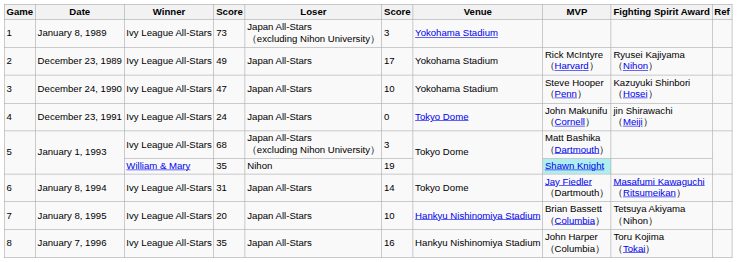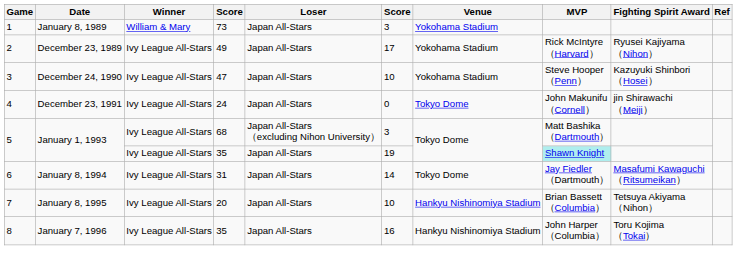(169, 33) Ivy League All-Stars -> (158, 27) William & Mary
(313, 33) Japan All-Stars （excluding Nihon University） -> (280, 27) Japan All-Stars
(158, 166) William & Mary -> (169, 153) Ivy League All-Stars
(260, 166) Nihon -> (280, 153) Japan All-Stars
